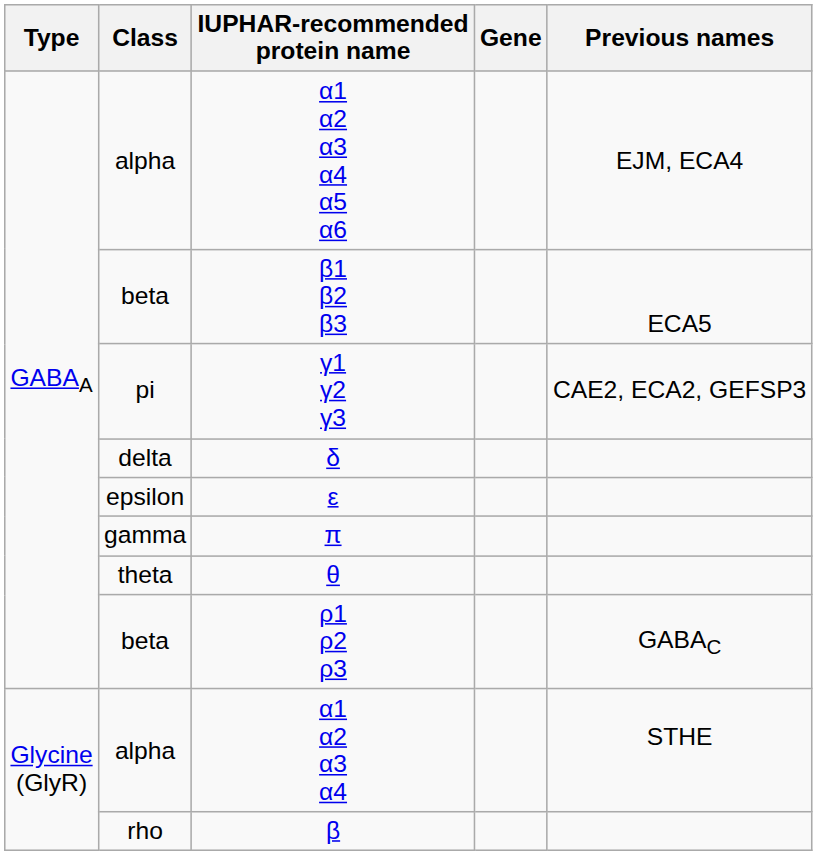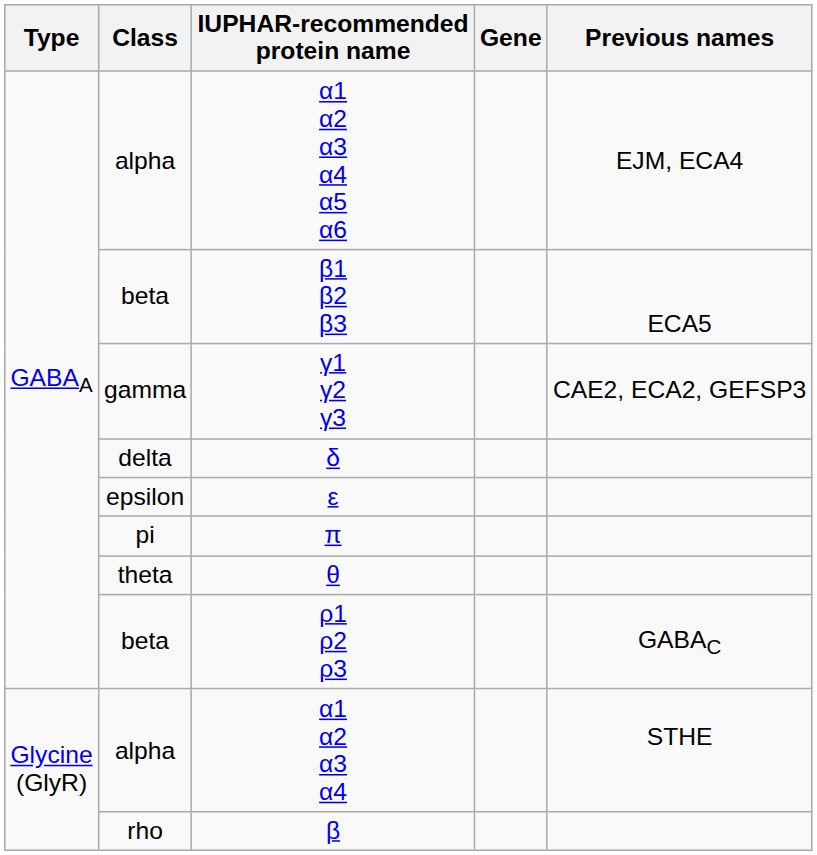(145, 390) pi -> (145, 390) gamma
(145, 535) gamma -> (145, 535) pi
